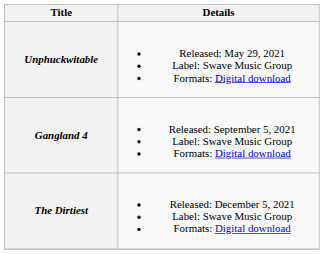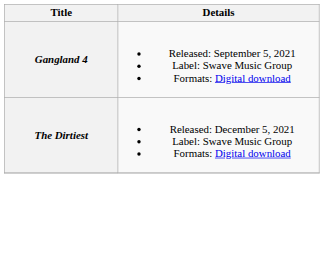- row: (61, 59)
